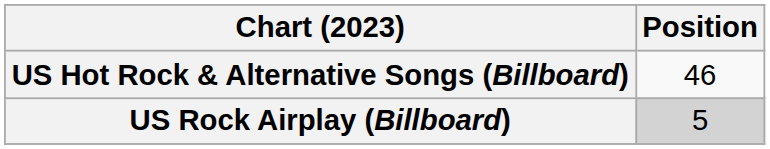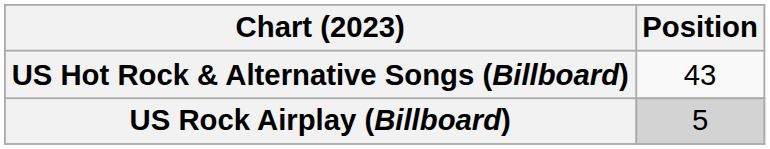(700, 74) 46 -> (700, 74) 43
